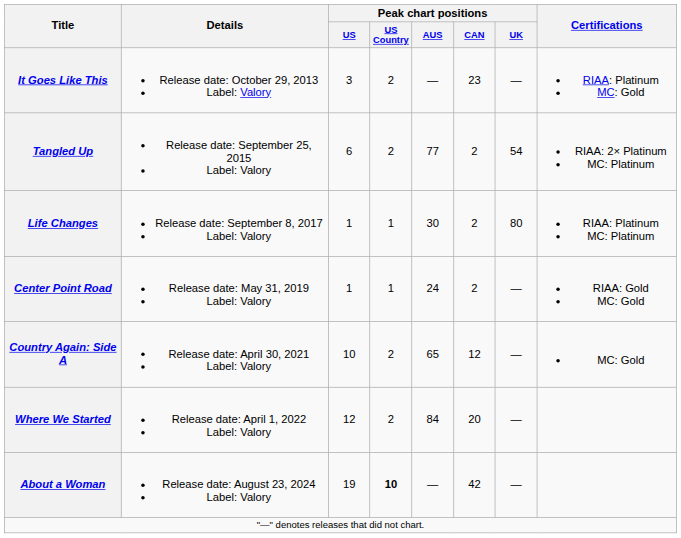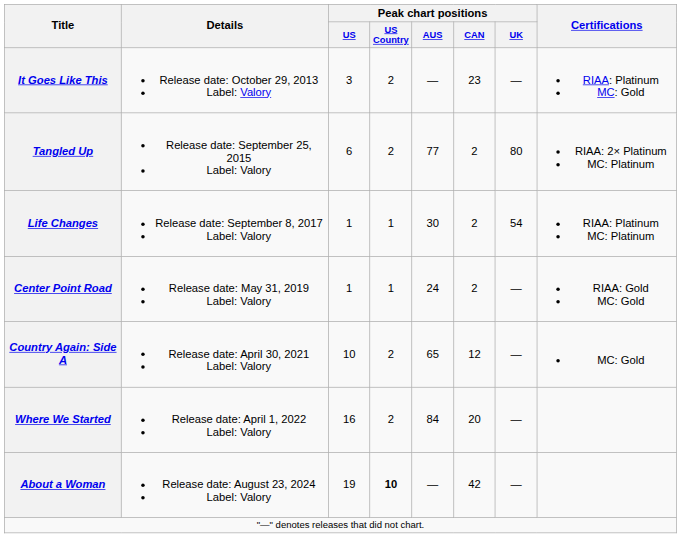(516, 152) 54 -> (516, 152) 80
(516, 223) 80 -> (516, 223) 54
(349, 419) 12 -> (349, 419) 16
